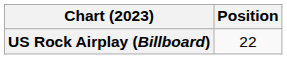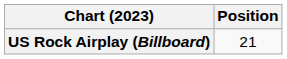(248, 41) 22 -> (248, 41) 21
